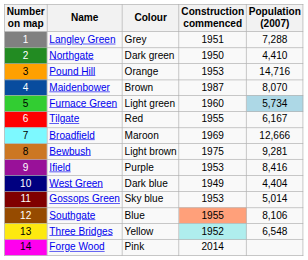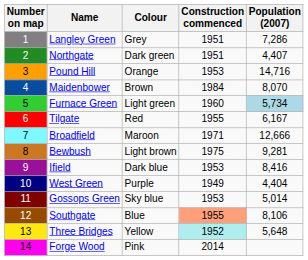(275, 39) 7,288 -> (275, 39) 7,286
(213, 55) 1950 -> (213, 55) 1951
(275, 55) 4,410 -> (275, 55) 4,407
(213, 87) 1987 -> (213, 87) 1984
(213, 135) 1969 -> (213, 135) 1971
(139, 167) Purple -> (146, 167) Dark blue
(146, 183) Dark blue -> (139, 183) Purple
(275, 231) 6,548 -> (275, 231) 5,648
